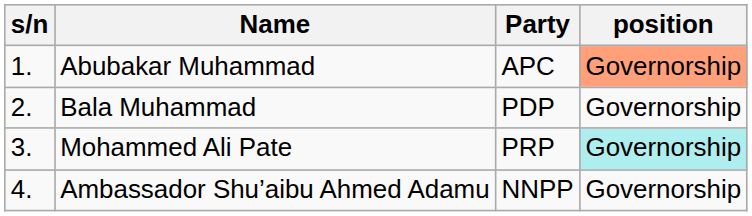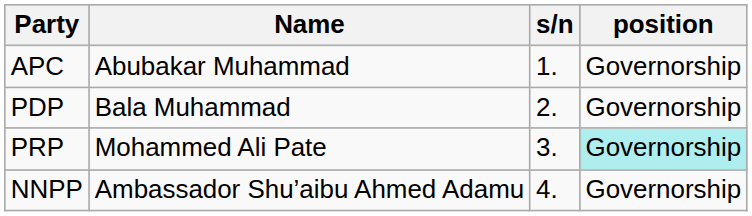columns swapped: (30, 25) <-> (538, 25)
(663, 66) lightsalmon background -> (663, 66) no background
